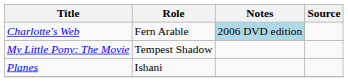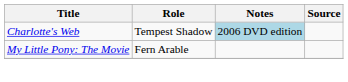(162, 31) Fern Arable -> (173, 31) Tempest Shadow
(173, 49) Tempest Shadow -> (162, 49) Fern Arable
- row: (22, 67)
